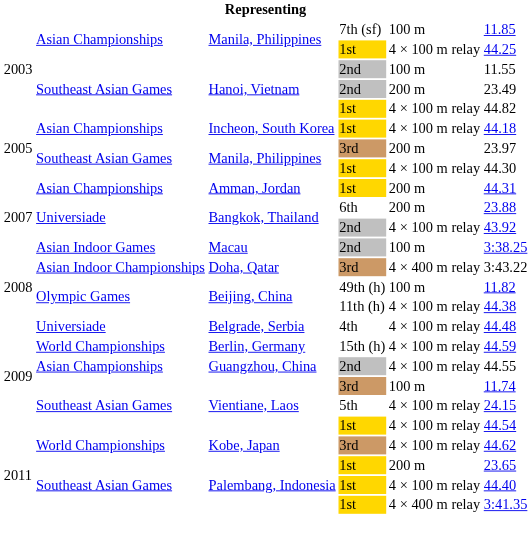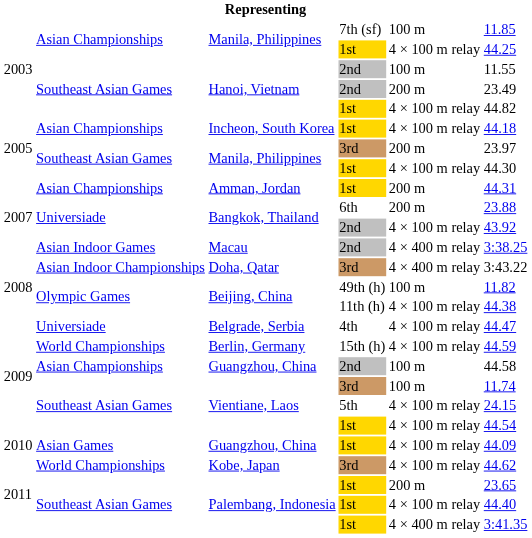(407, 247) 100 m -> (435, 247) 4 × 400 m relay
(500, 326) 44.48 -> (500, 326) 44.47
(435, 366) 4 × 100 m relay -> (407, 366) 100 m
(500, 366) 44.55 -> (500, 366) 44.58
+ row: (262, 445)
